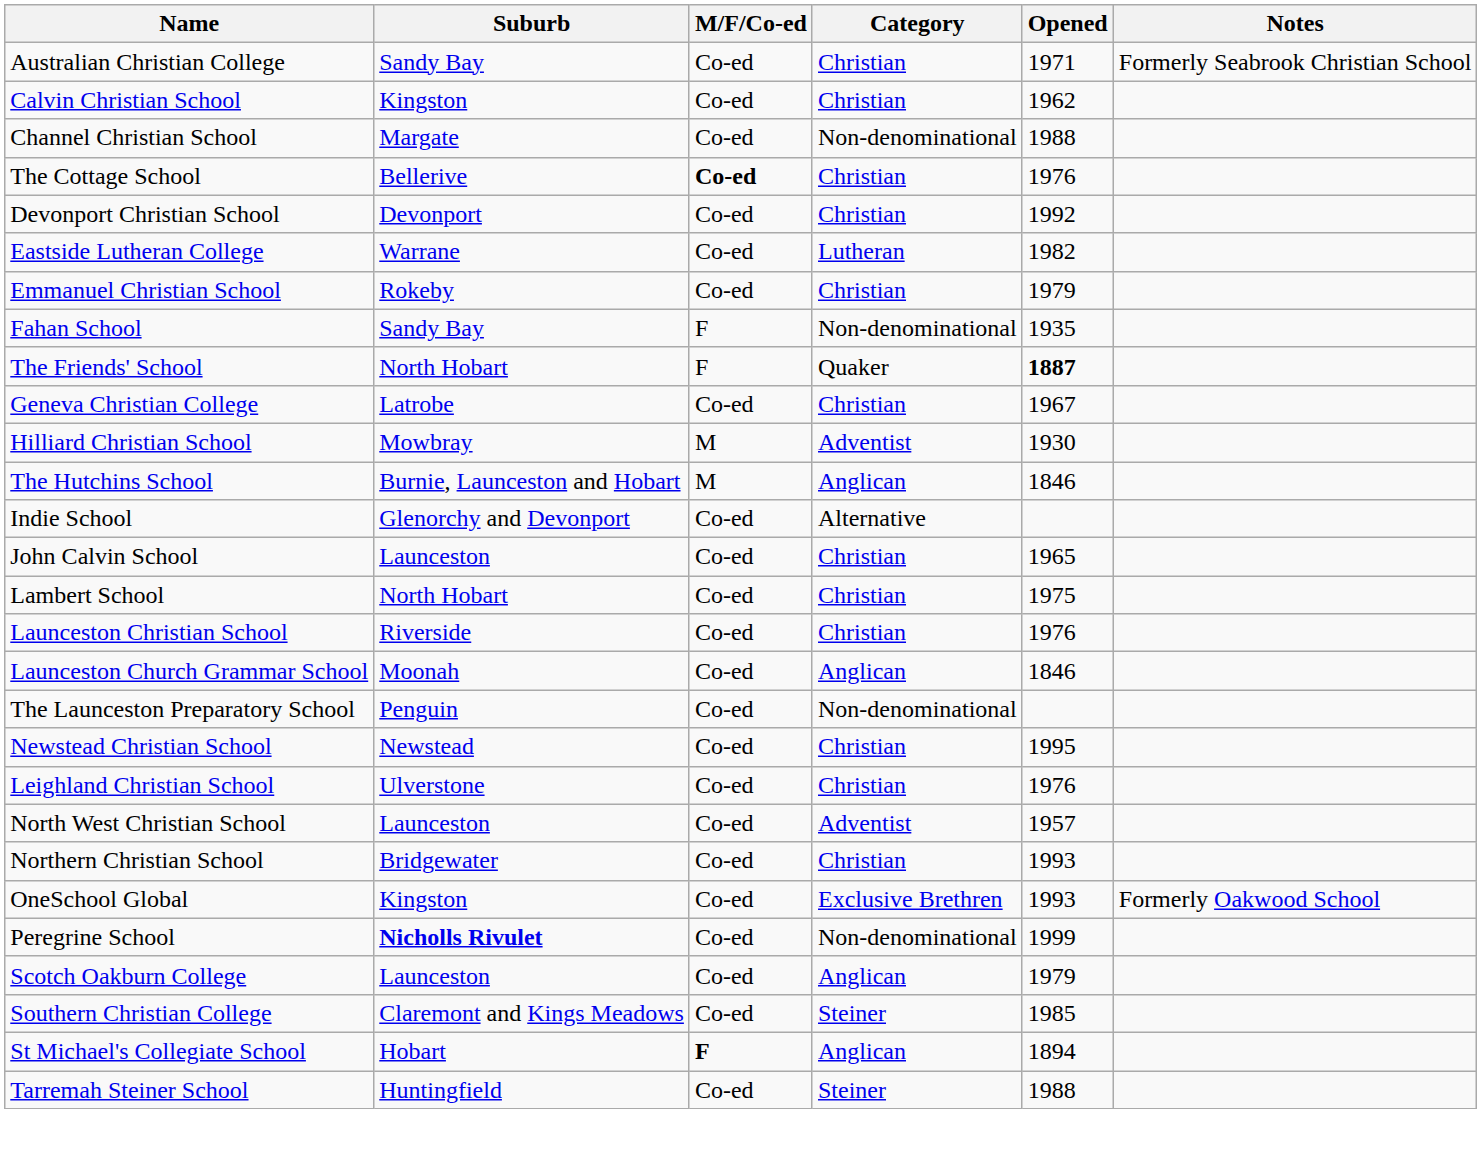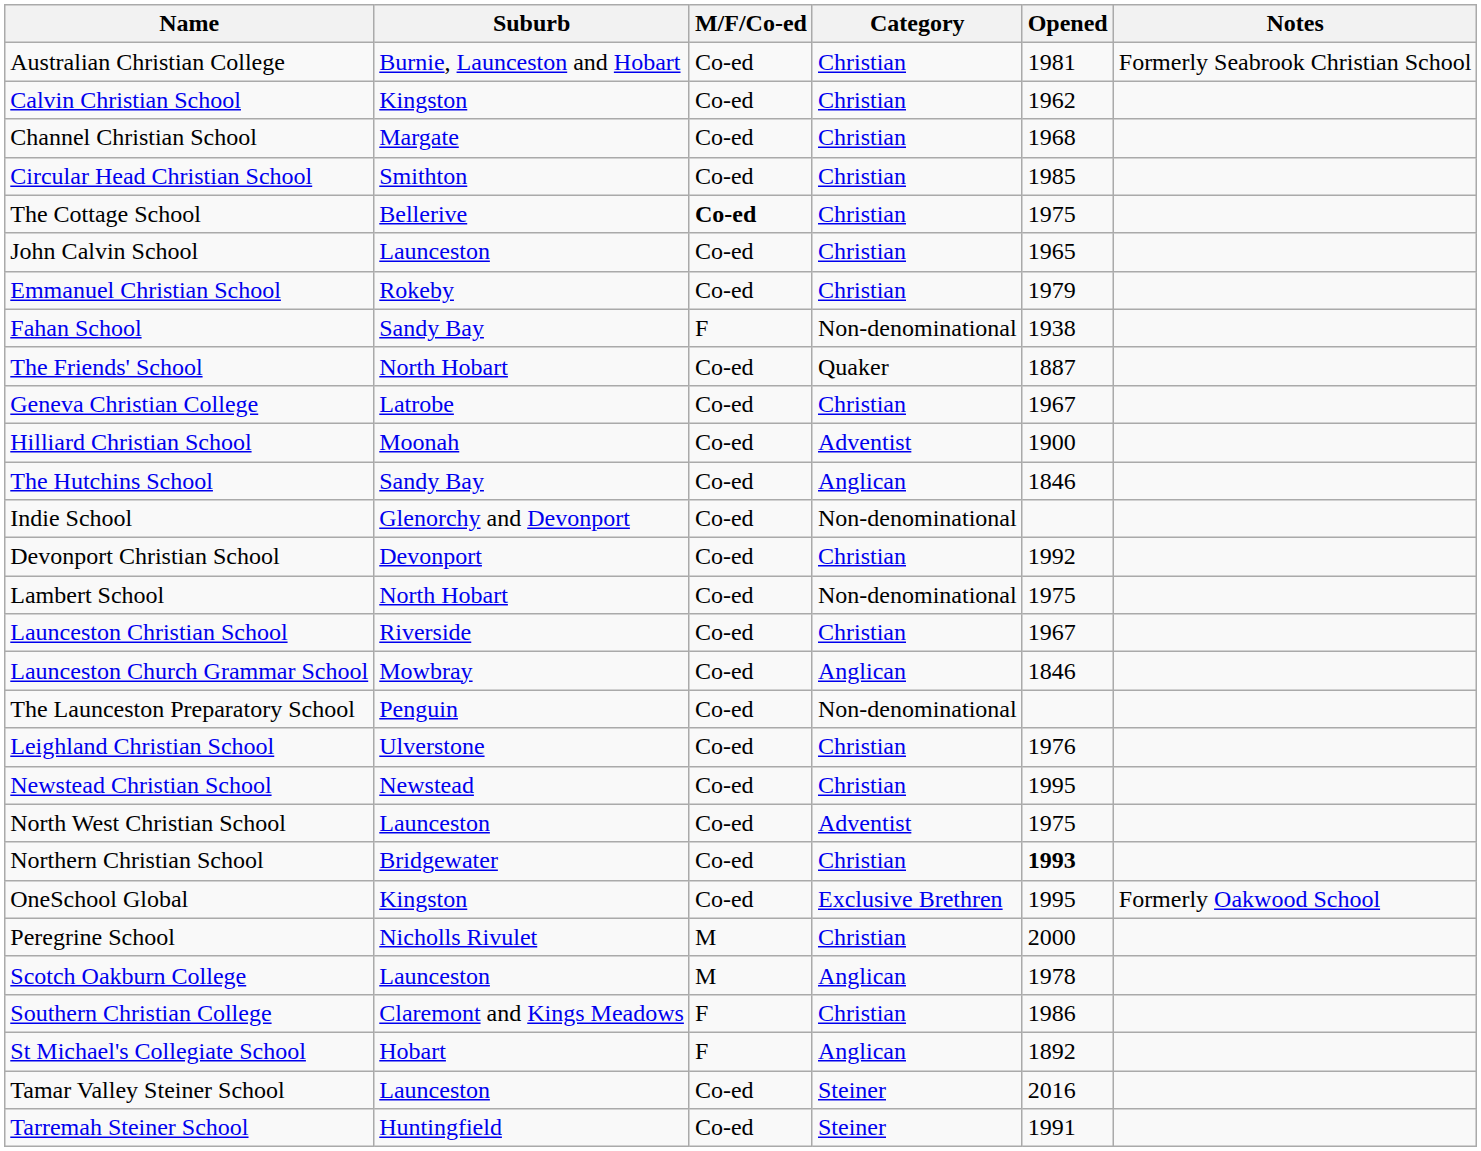(432, 61) Sandy Bay -> (530, 61) Burnie, Launceston and Hobart
(1052, 61) 1971 -> (1052, 61) 1981
(917, 137) Non-denominational -> (862, 137) Christian
(1052, 137) 1988 -> (1052, 137) 1968
+ row: (161, 175)
(1052, 175) 1976 -> (1052, 213) 1975
rows swapped: (145, 213) <-> (104, 556)
- row: (137, 251)
(1052, 328) 1935 -> (1052, 328) 1938
(702, 366) F -> (724, 366) Co-ed
(1052, 366) bold -> (1052, 366) normal
(426, 442) Mowbray -> (419, 442) Moonah
(706, 442) M -> (724, 442) Co-ed
(1052, 442) 1930 -> (1052, 442) 1900
(530, 480) Burnie, Launceston and Hobart -> (432, 480) Sandy Bay
(706, 480) M -> (724, 480) Co-ed
(872, 518) Alternative -> (917, 518) Non-denominational
(862, 594) Christian -> (917, 594) Non-denominational
(1052, 632) 1976 -> (1052, 632) 1967
(419, 670) Moonah -> (426, 670) Mowbray
rows swapped: (142, 784) <-> (141, 746)
(1052, 822) 1957 -> (1052, 822) 1975
(1052, 860) normal -> (1052, 860) bold
(1052, 898) 1993 -> (1052, 898) 1995
(461, 937) bold -> (458, 937) normal
(724, 937) Co-ed -> (706, 937) M
(917, 937) Non-denominational -> (862, 937) Christian
(1052, 937) 1999 -> (1052, 937) 2000
(724, 975) Co-ed -> (706, 975) M
(1052, 975) 1979 -> (1052, 975) 1978
(724, 1013) Co-ed -> (702, 1013) F
(852, 1013) Steiner -> (862, 1013) Christian
(1052, 1013) 1985 -> (1052, 1013) 1986
(702, 1051) bold -> (702, 1051) normal
(1052, 1051) 1894 -> (1052, 1051) 1892
+ row: (148, 1089)
(1052, 1089) 1988 -> (1052, 1127) 1991
